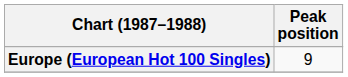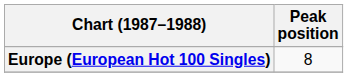(308, 59) 9 -> (308, 59) 8
